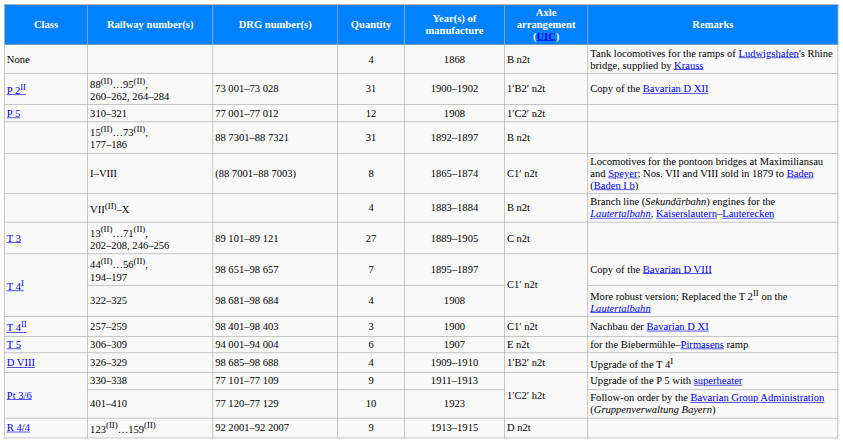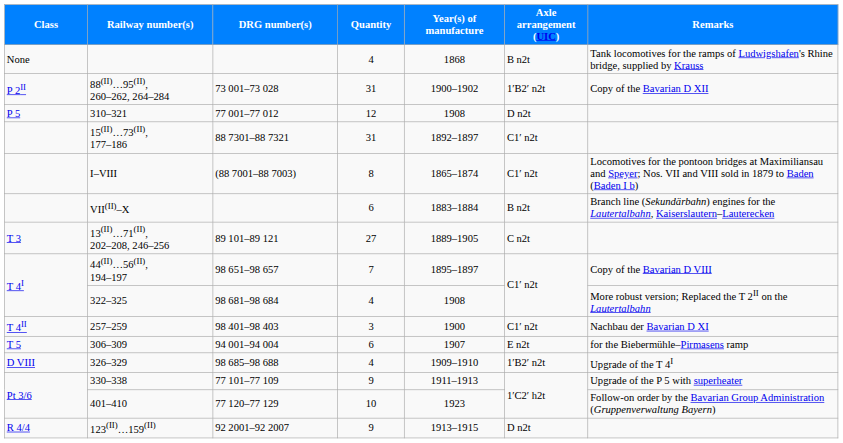(526, 113) 1′C2′ n2t -> (519, 113) D n2t
(518, 137) B n2t -> (522, 137) C1′ n2t
(371, 208) 4 -> (371, 208) 6
